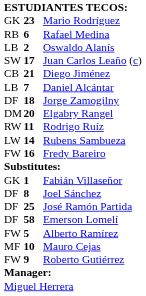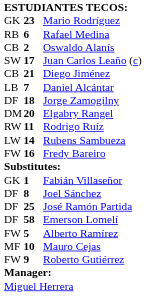(11, 47) LB -> (11, 47) CB
